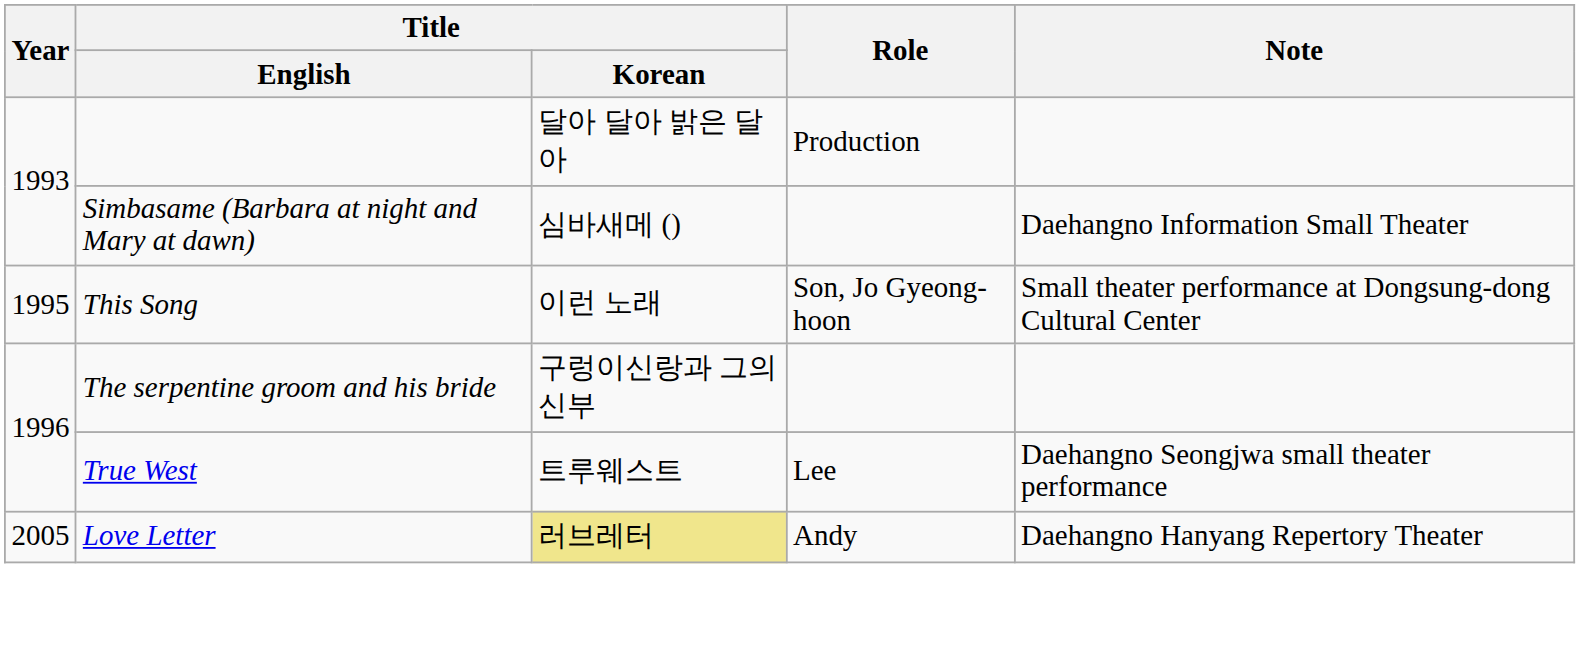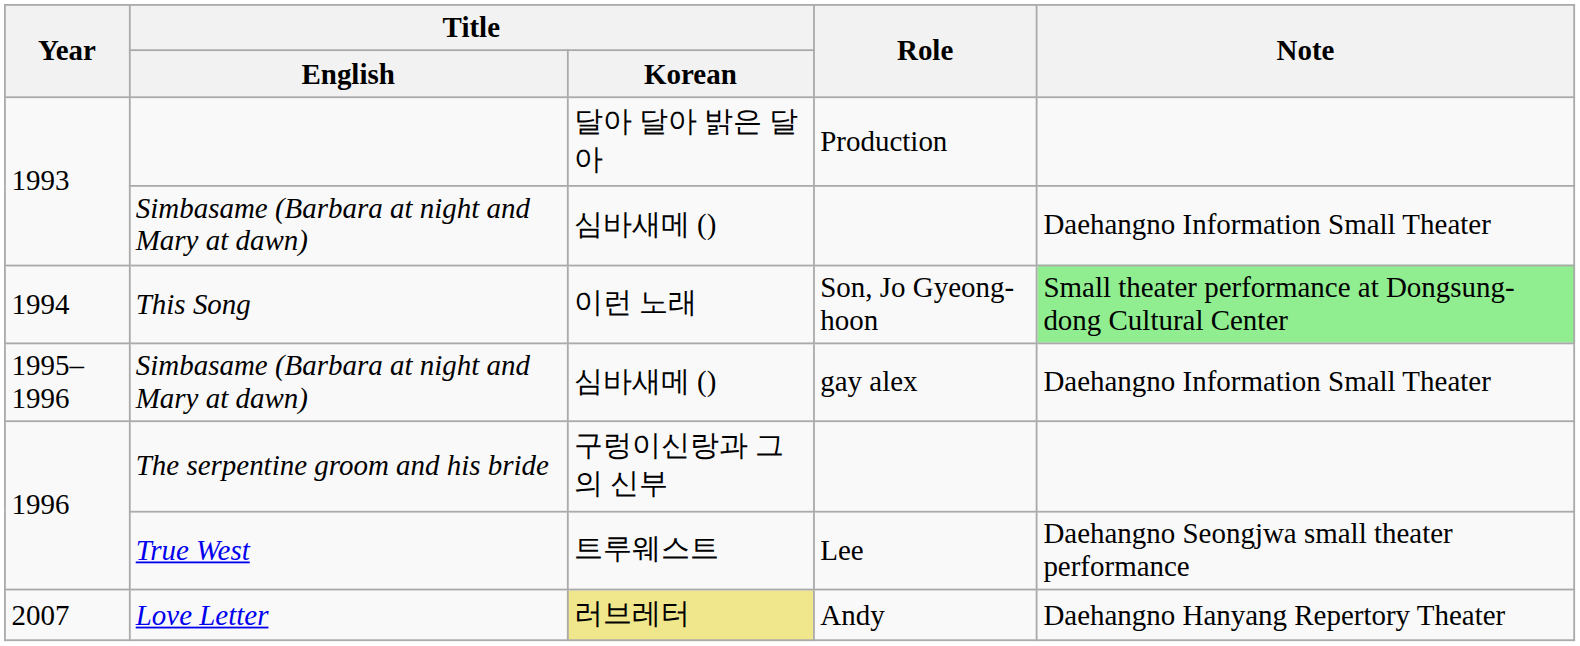(41, 303) 1995 -> (41, 303) 1994
(1286, 303) no background -> (1279, 303) lightgreen background
+ row: (333, 381)
(41, 536) 2005 -> (41, 614) 2007
